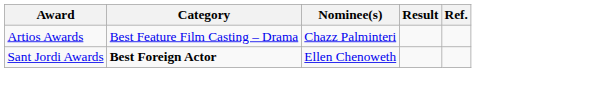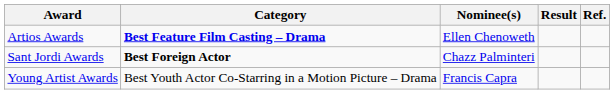(204, 36) normal -> (225, 36) bold
(350, 36) Chazz Palminteri -> (489, 36) Ellen Chenoweth
(350, 57) Ellen Chenoweth -> (489, 57) Chazz Palminteri
+ row: (63, 78)
